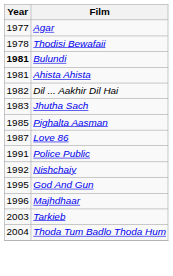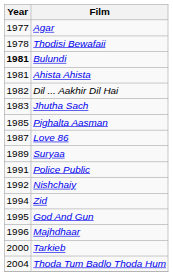+ row: (49, 153)
+ row: (40, 201)
(18, 216) 2003 -> (18, 248) 2000
